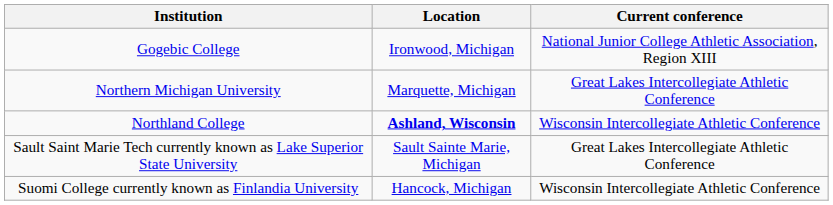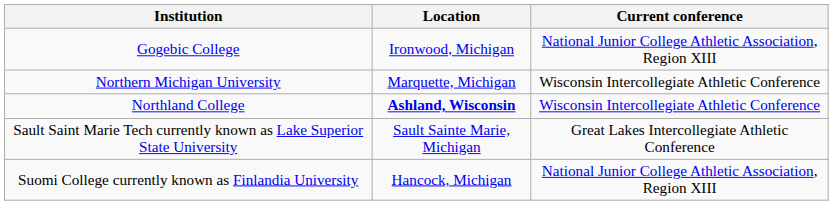(680, 90) Great Lakes Intercollegiate Athletic Conference -> (680, 81) Wisconsin Intercollegiate Athletic Conference
(680, 188) Wisconsin Intercollegiate Athletic Conference -> (680, 179) National Junior College Athletic Association, Region XIII
